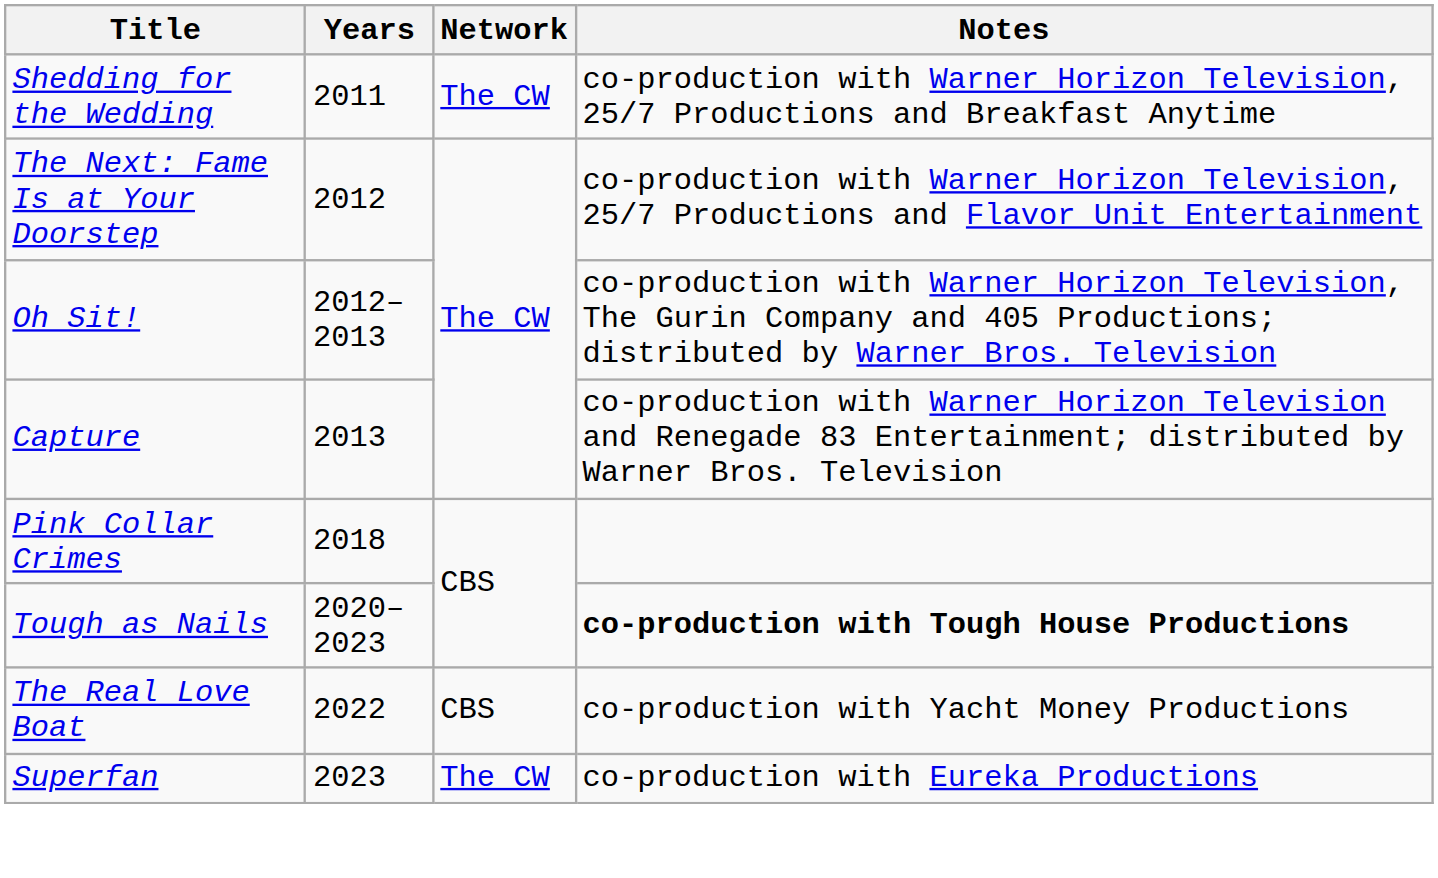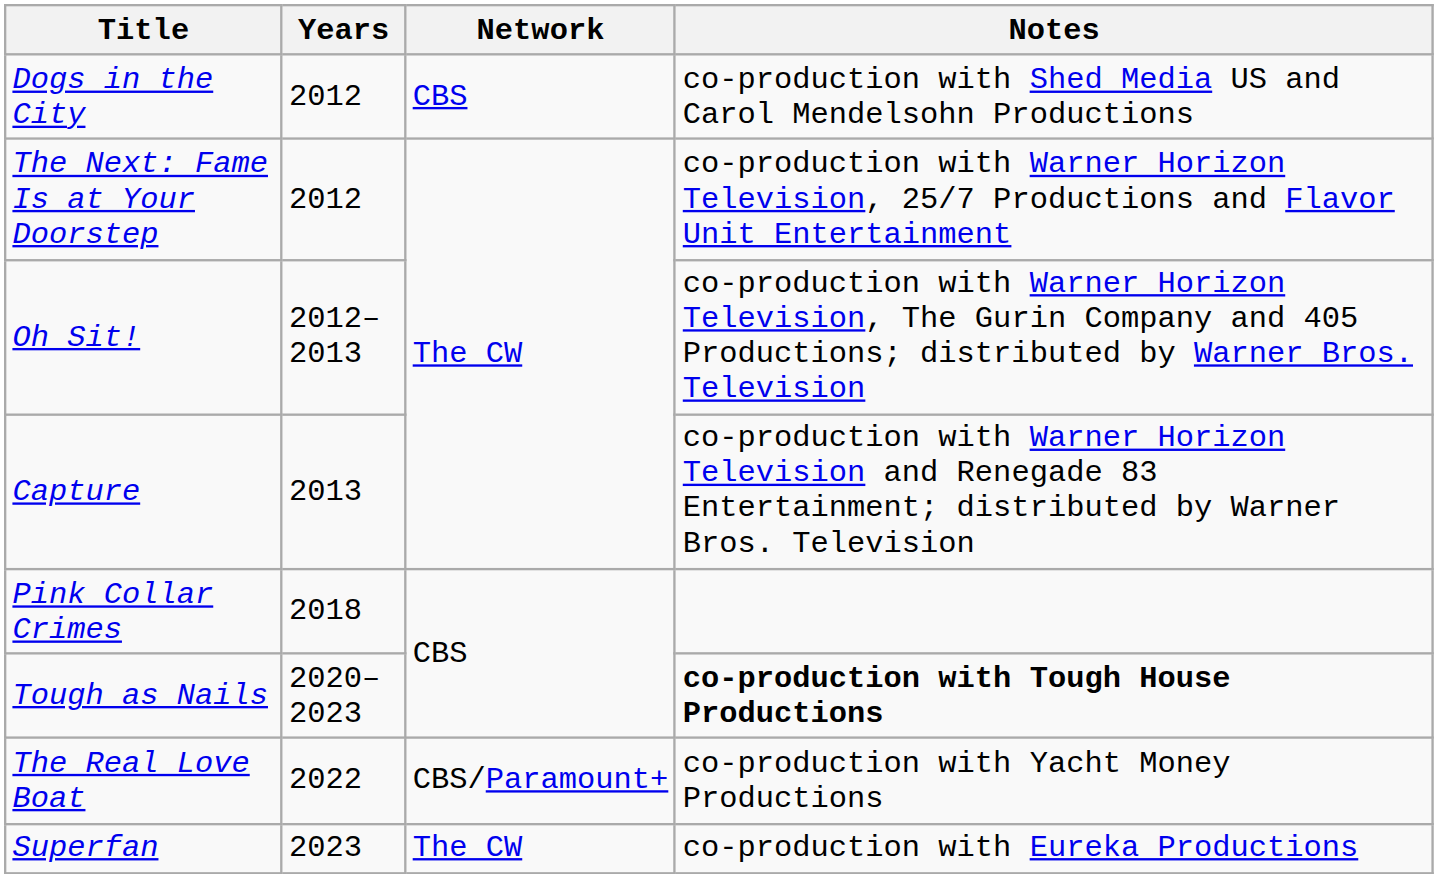- row: (122, 97)
+ row: (113, 97)
(468, 710) CBS -> (540, 781) CBS/Paramount+
